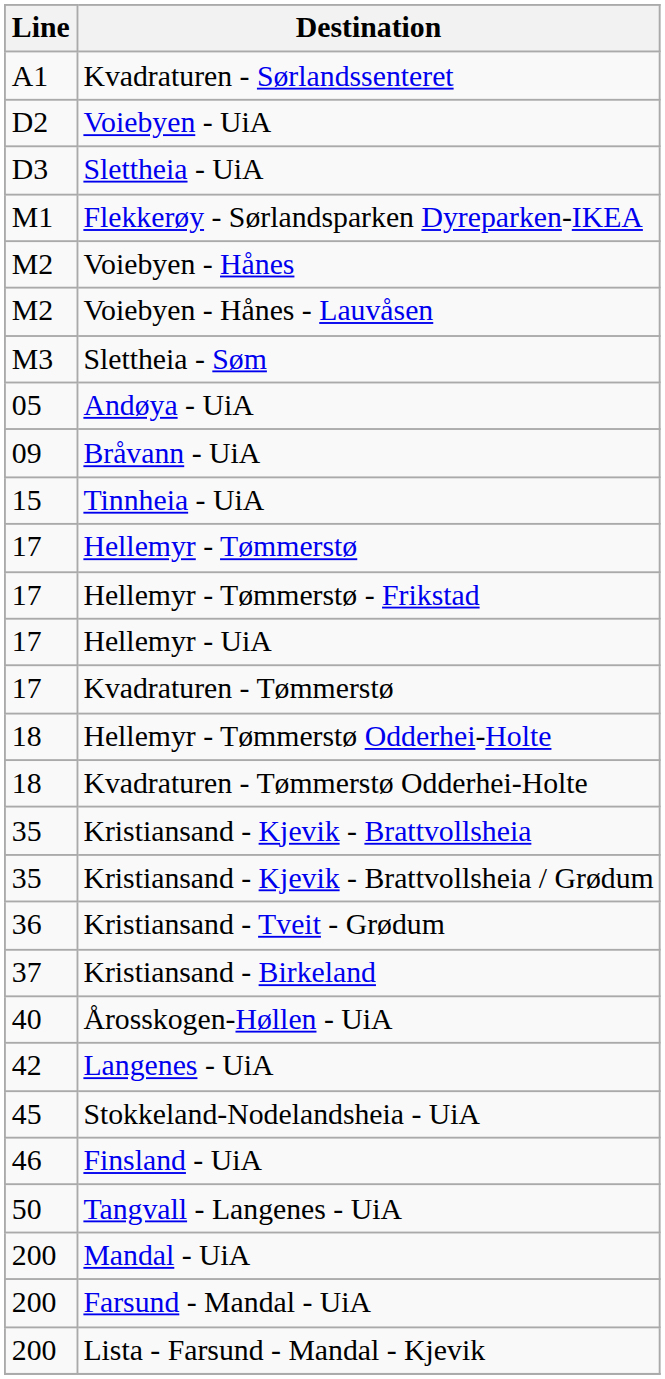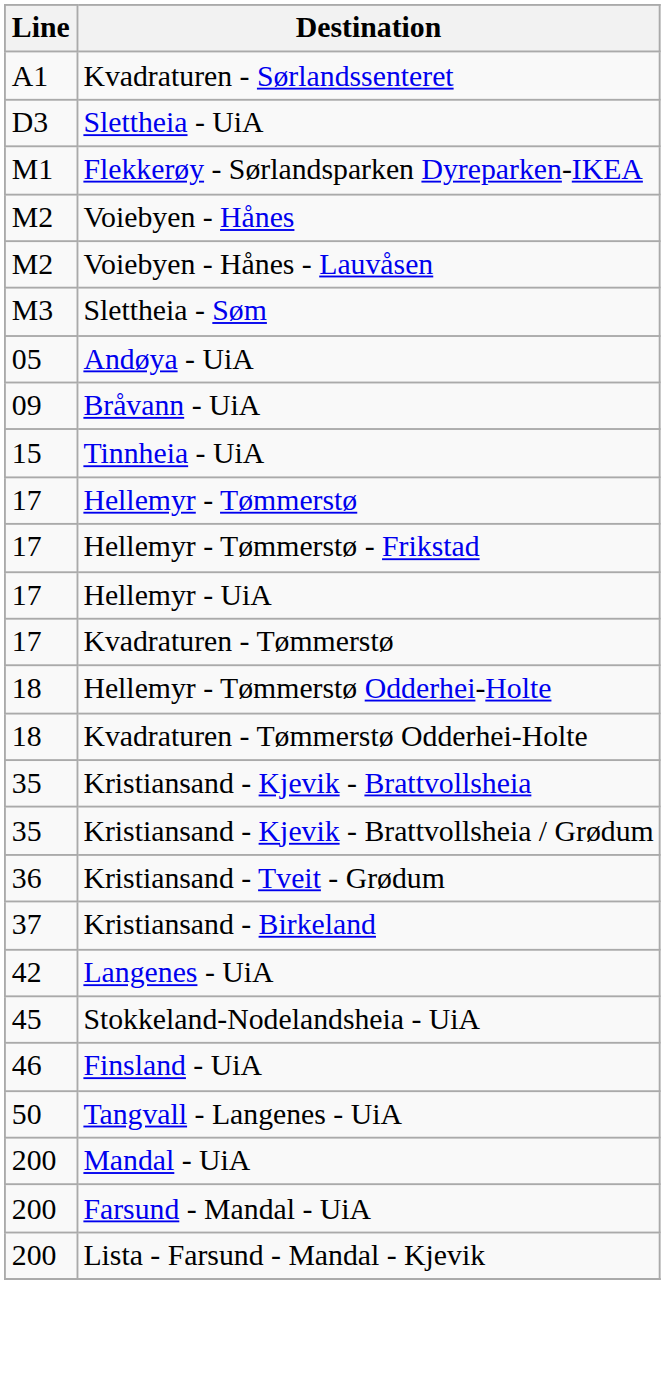- row: (177, 122)
- row: (238, 1019)
